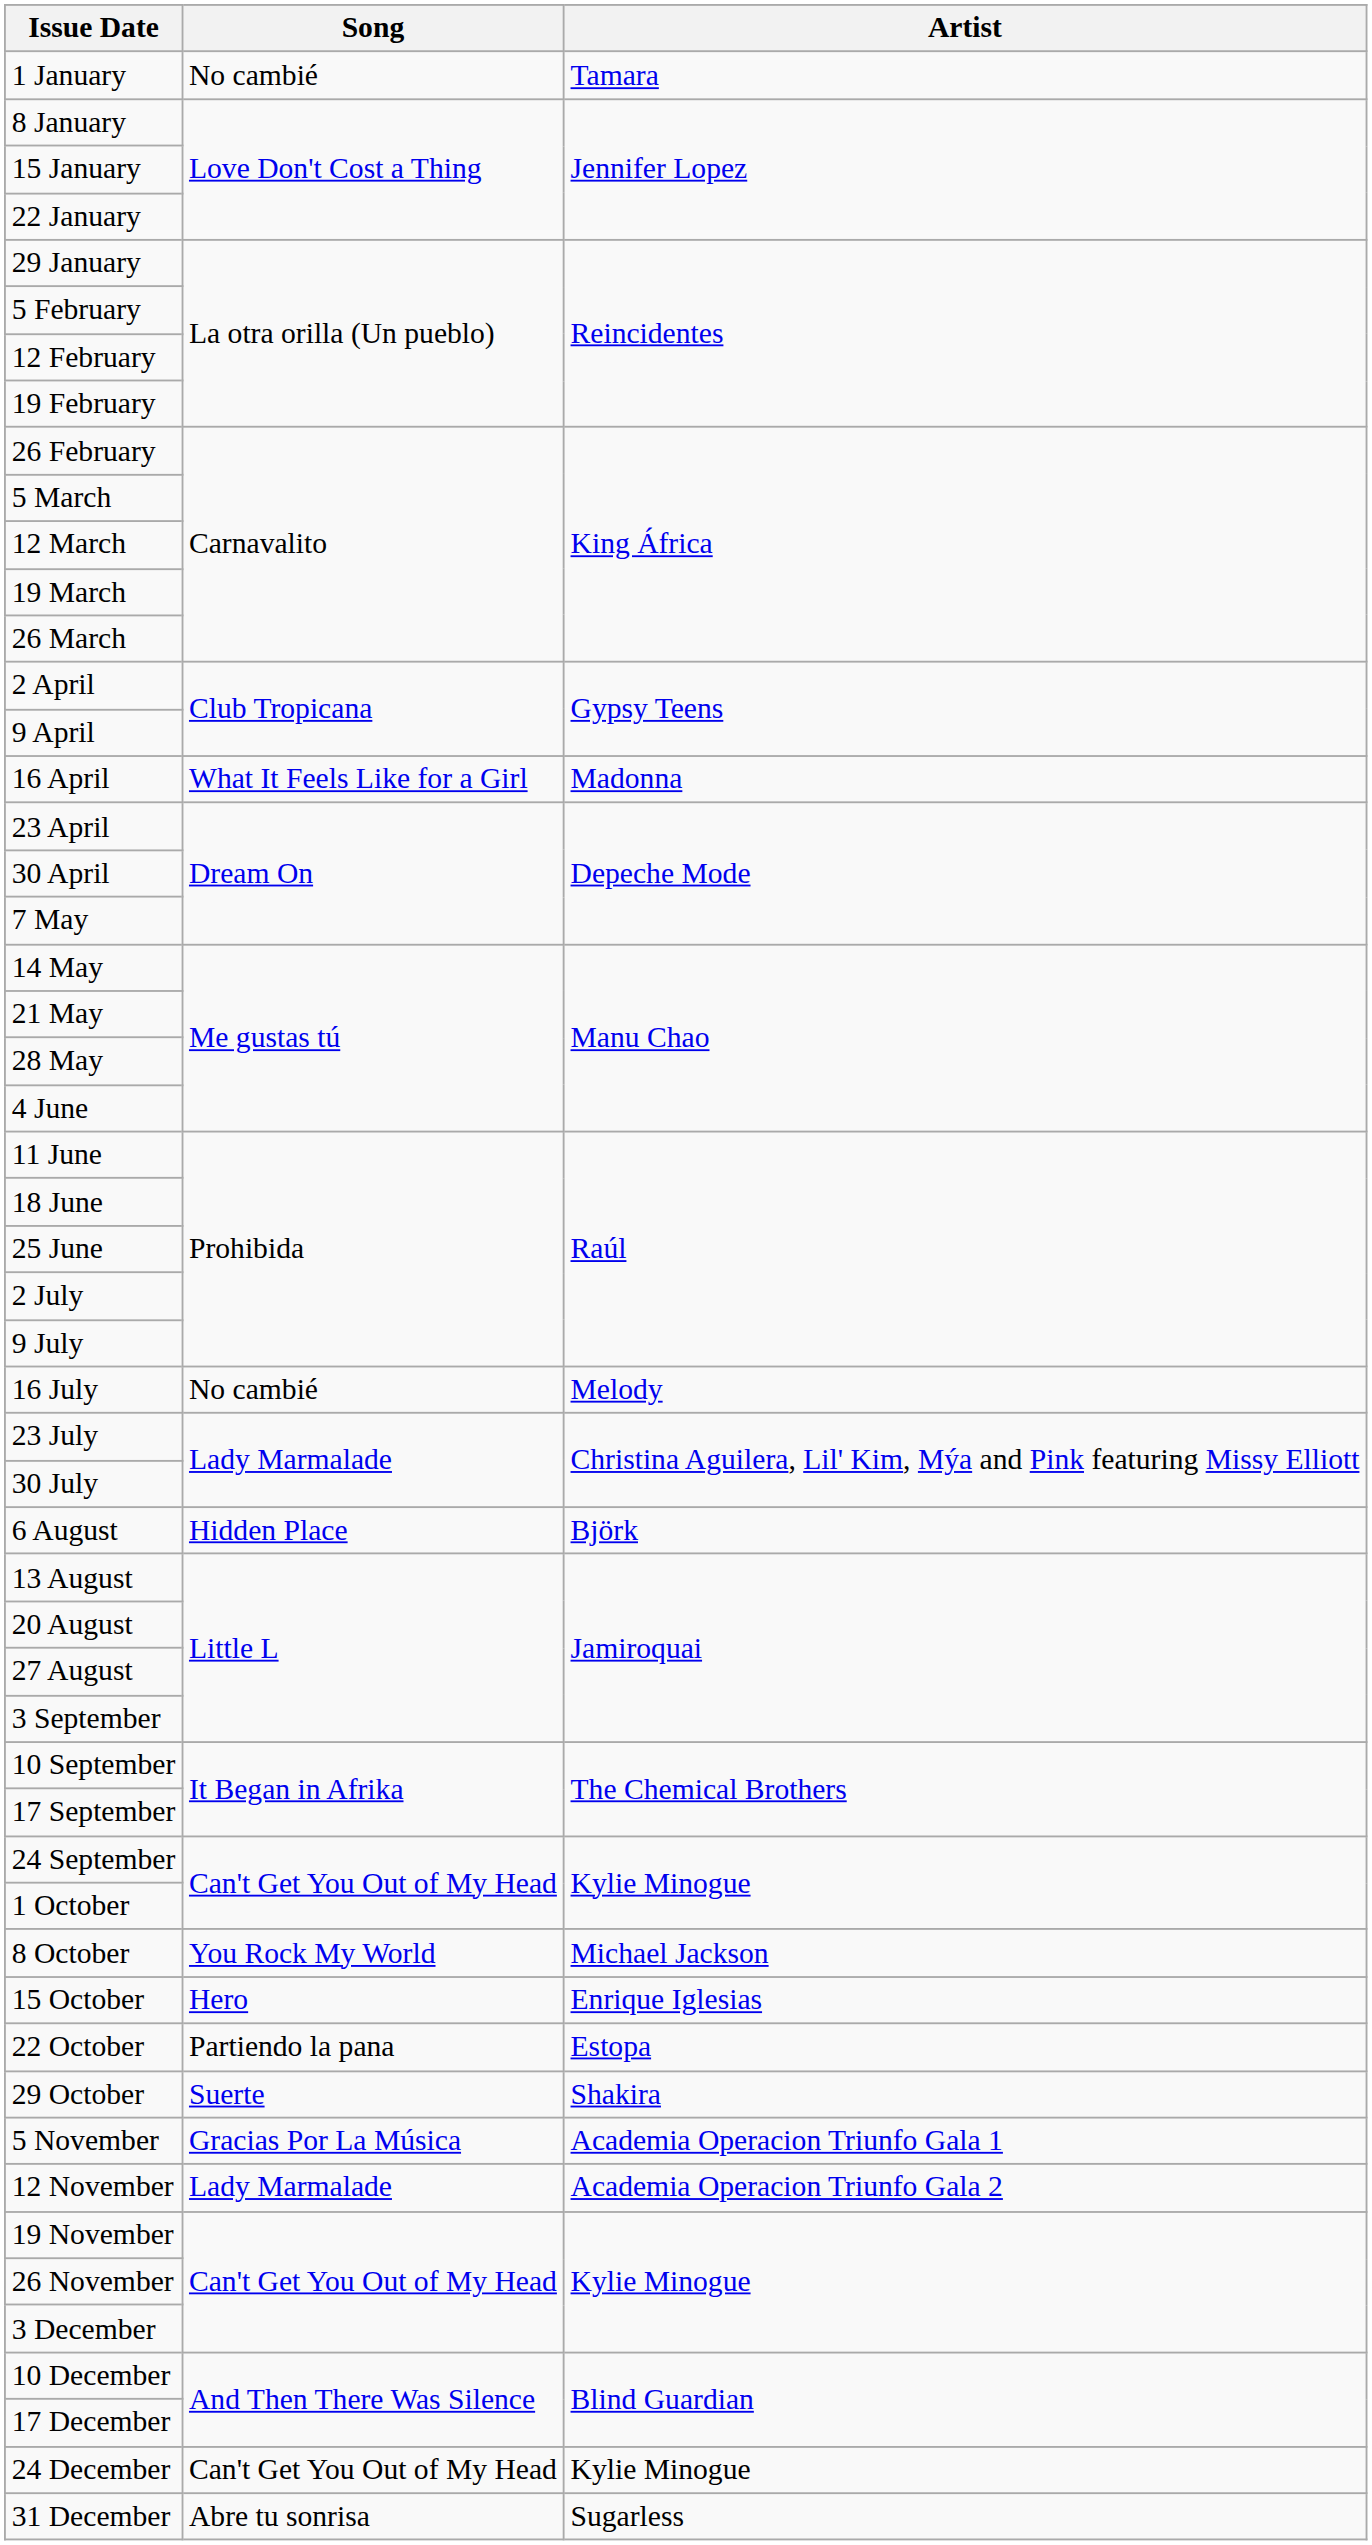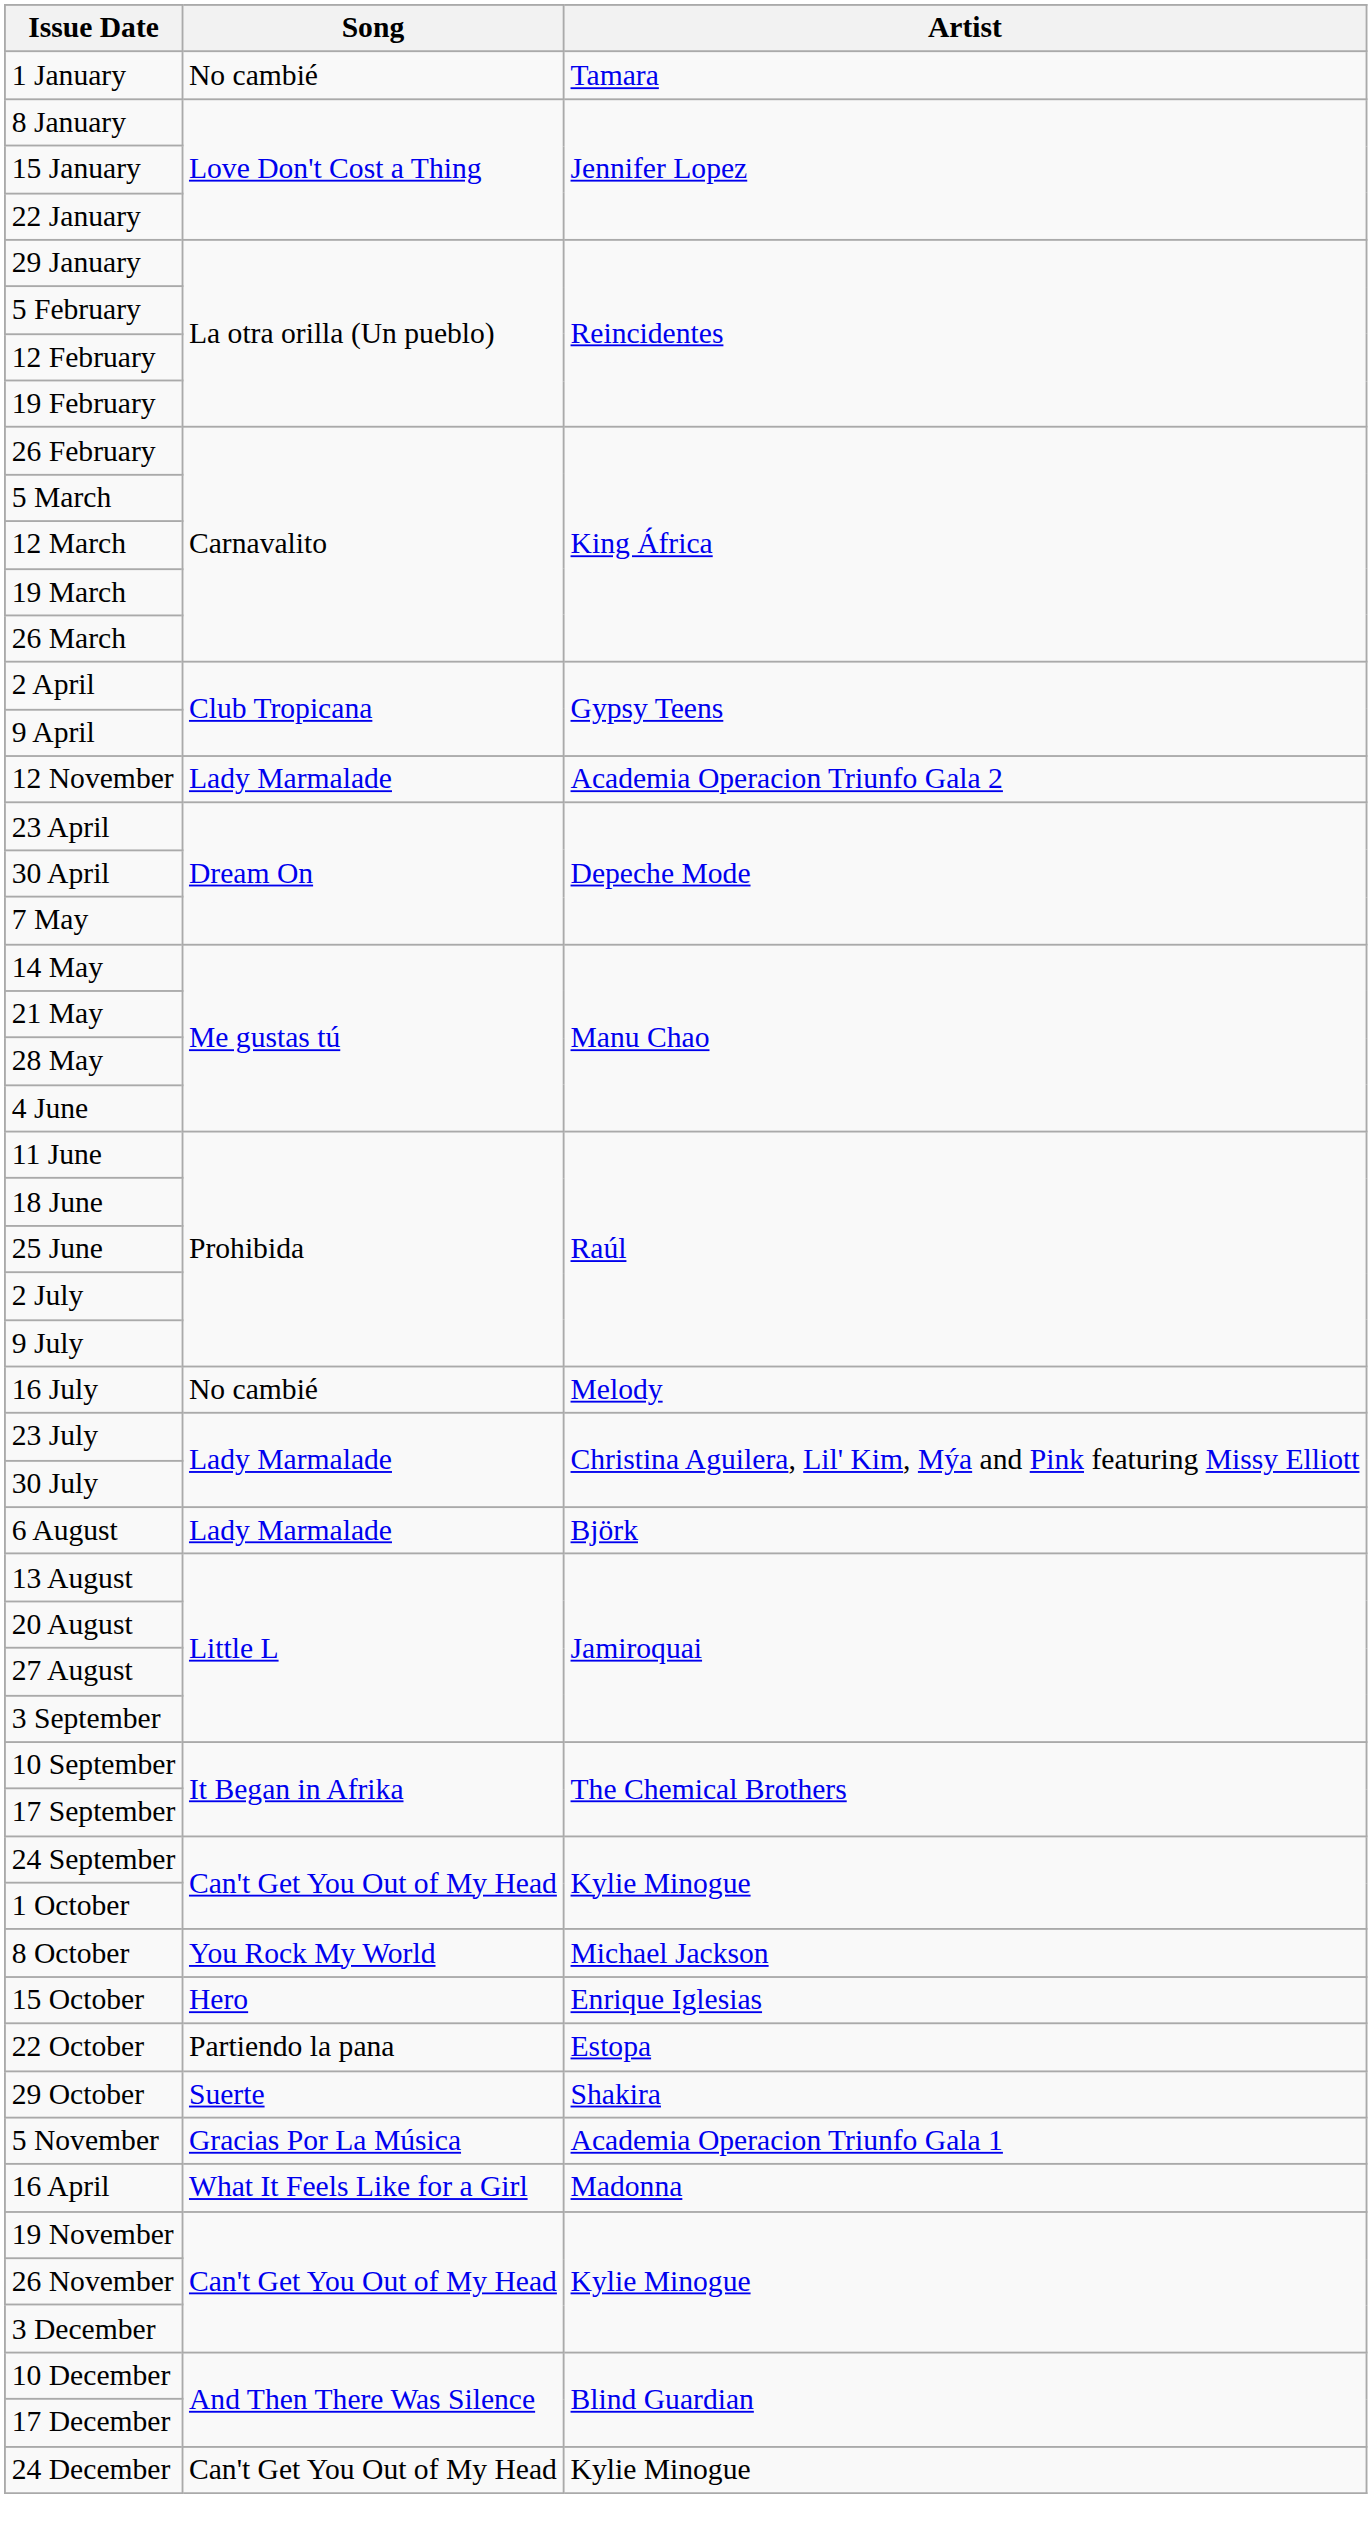rows swapped: (61, 779) <-> (93, 2187)
(268, 1530) Hidden Place -> (290, 1530) Lady Marmalade
- row: (91, 2515)
